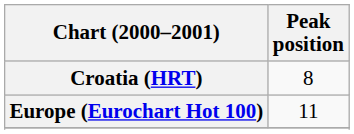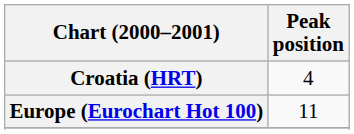(308, 77) 8 -> (308, 77) 4
